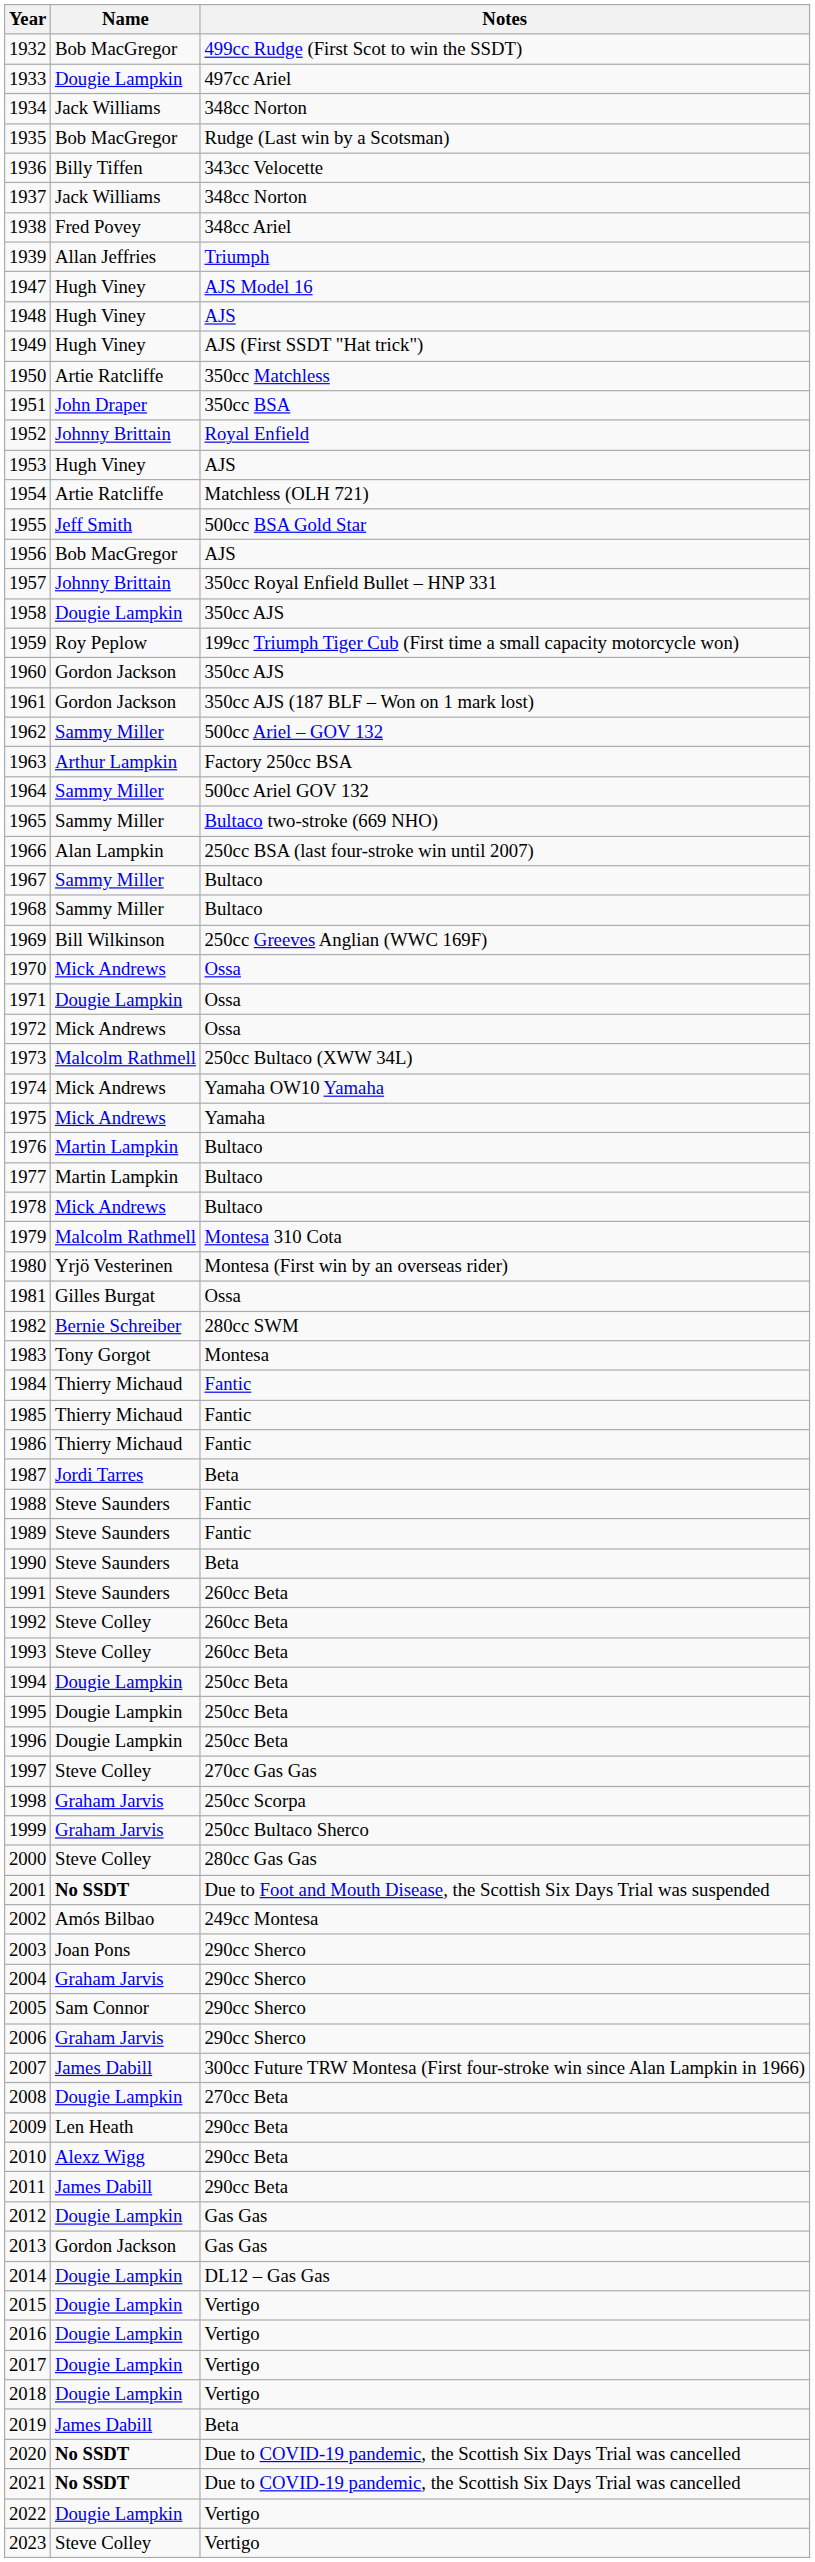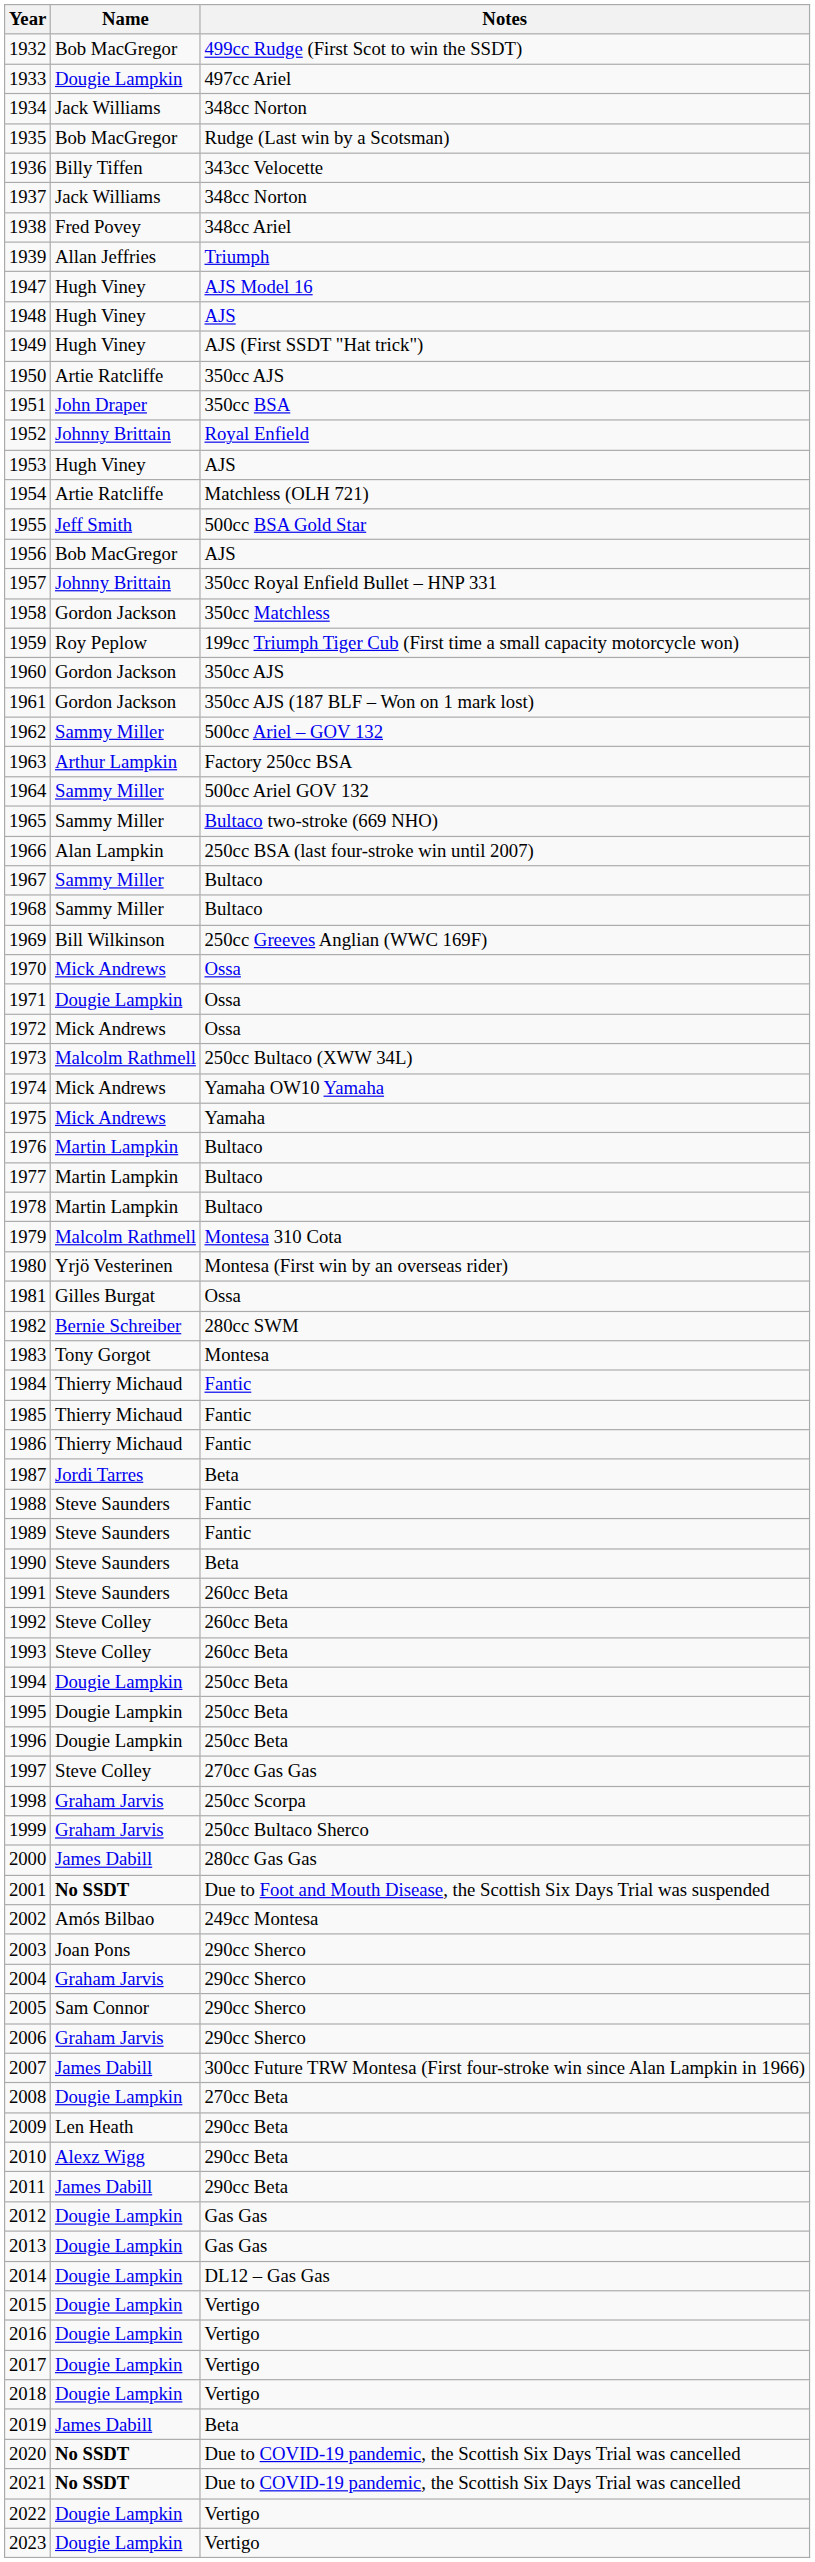(267, 375) 350cc Matchless -> (244, 375) 350cc AJS
(119, 613) Dougie Lampkin -> (116, 613) Gordon Jackson
(244, 613) 350cc AJS -> (267, 613) 350cc Matchless
(110, 1206) Mick Andrews -> (117, 1206) Martin Lampkin
(103, 1860) Steve Colley -> (104, 1860) James Dabill
(116, 2246) Gordon Jackson -> (119, 2246) Dougie Lampkin
(103, 2542) Steve Colley -> (119, 2542) Dougie Lampkin
